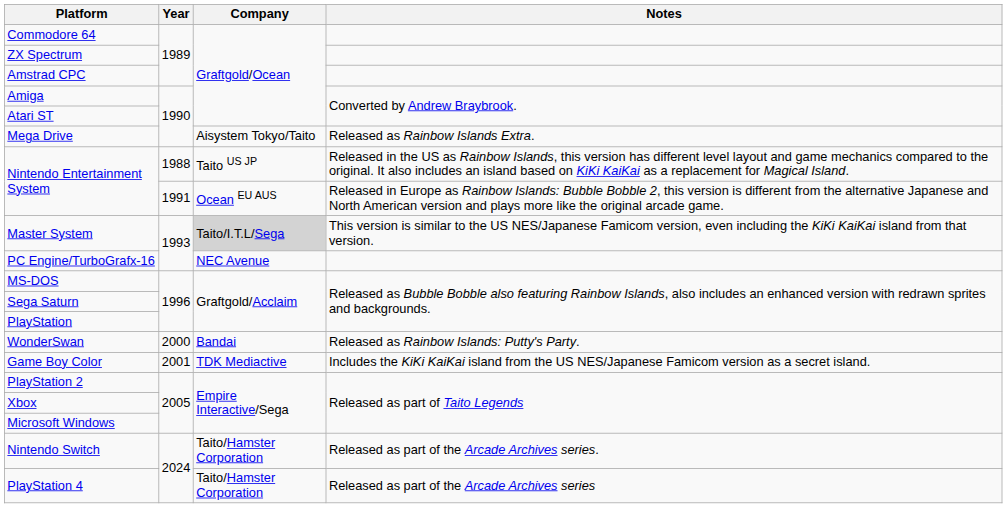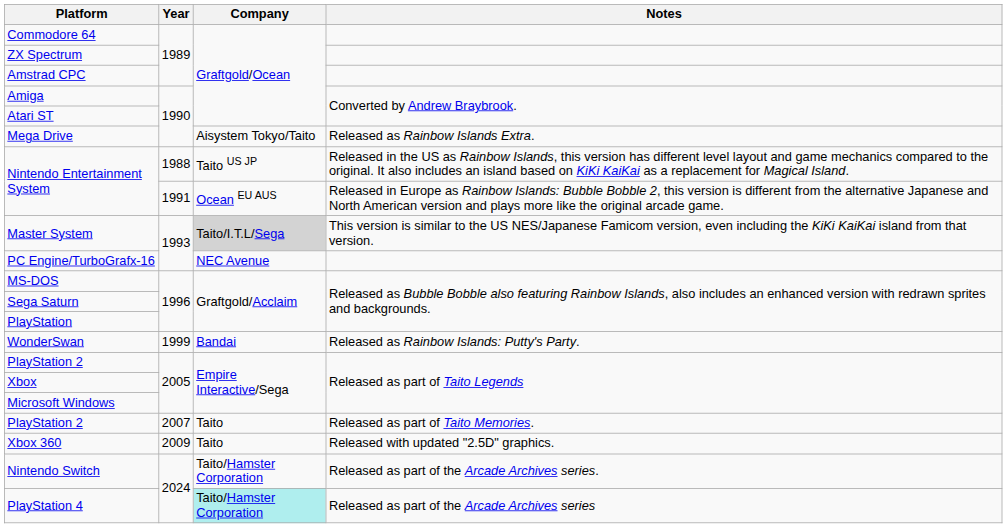(176, 342) 2000 -> (176, 342) 1999
- row: (55, 362)
+ row: (45, 423)
+ row: (34, 443)
(236, 485) no background -> (236, 505) paleturquoise background
